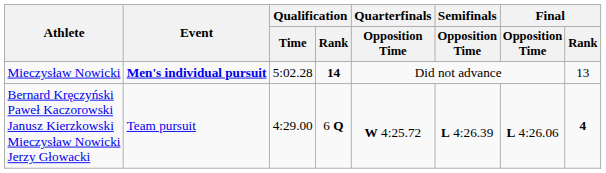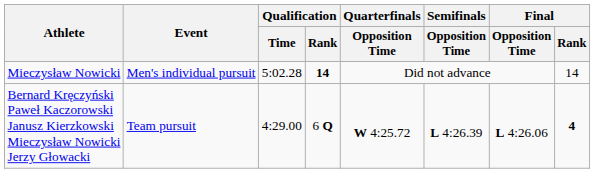(197, 73) bold -> (191, 73) normal
(583, 73) 13 -> (572, 73) 14
